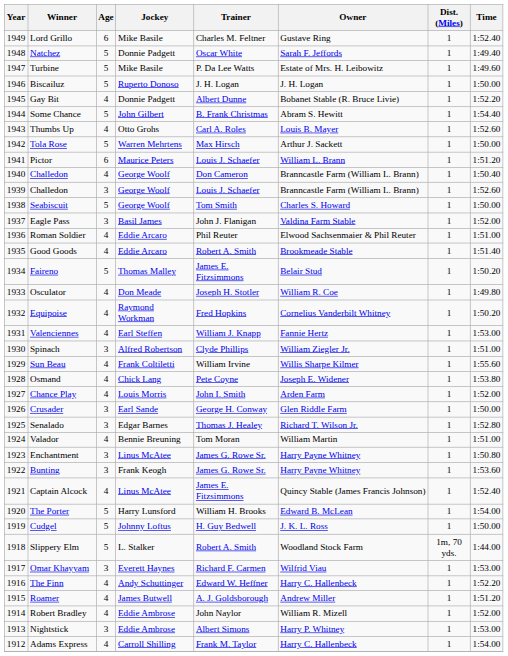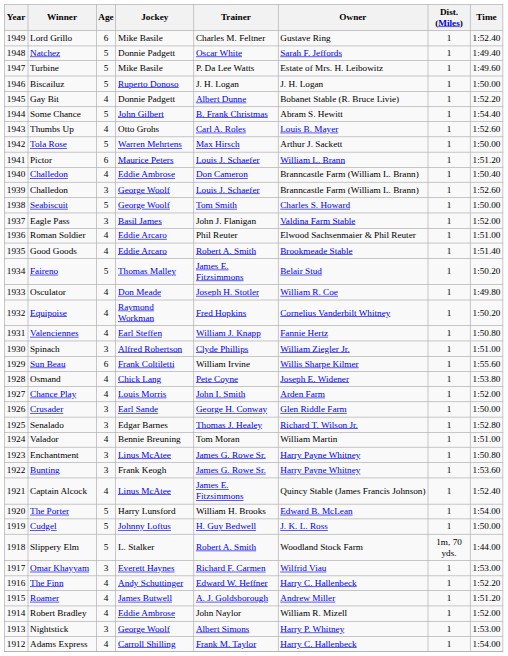(144, 175) George Woolf -> (147, 175) Eddie Ambrose
(487, 333) 1:53.00 -> (487, 333) 1:50.80
(106, 364) 4 -> (106, 364) 6
(147, 629) Eddie Ambrose -> (144, 629) George Woolf
